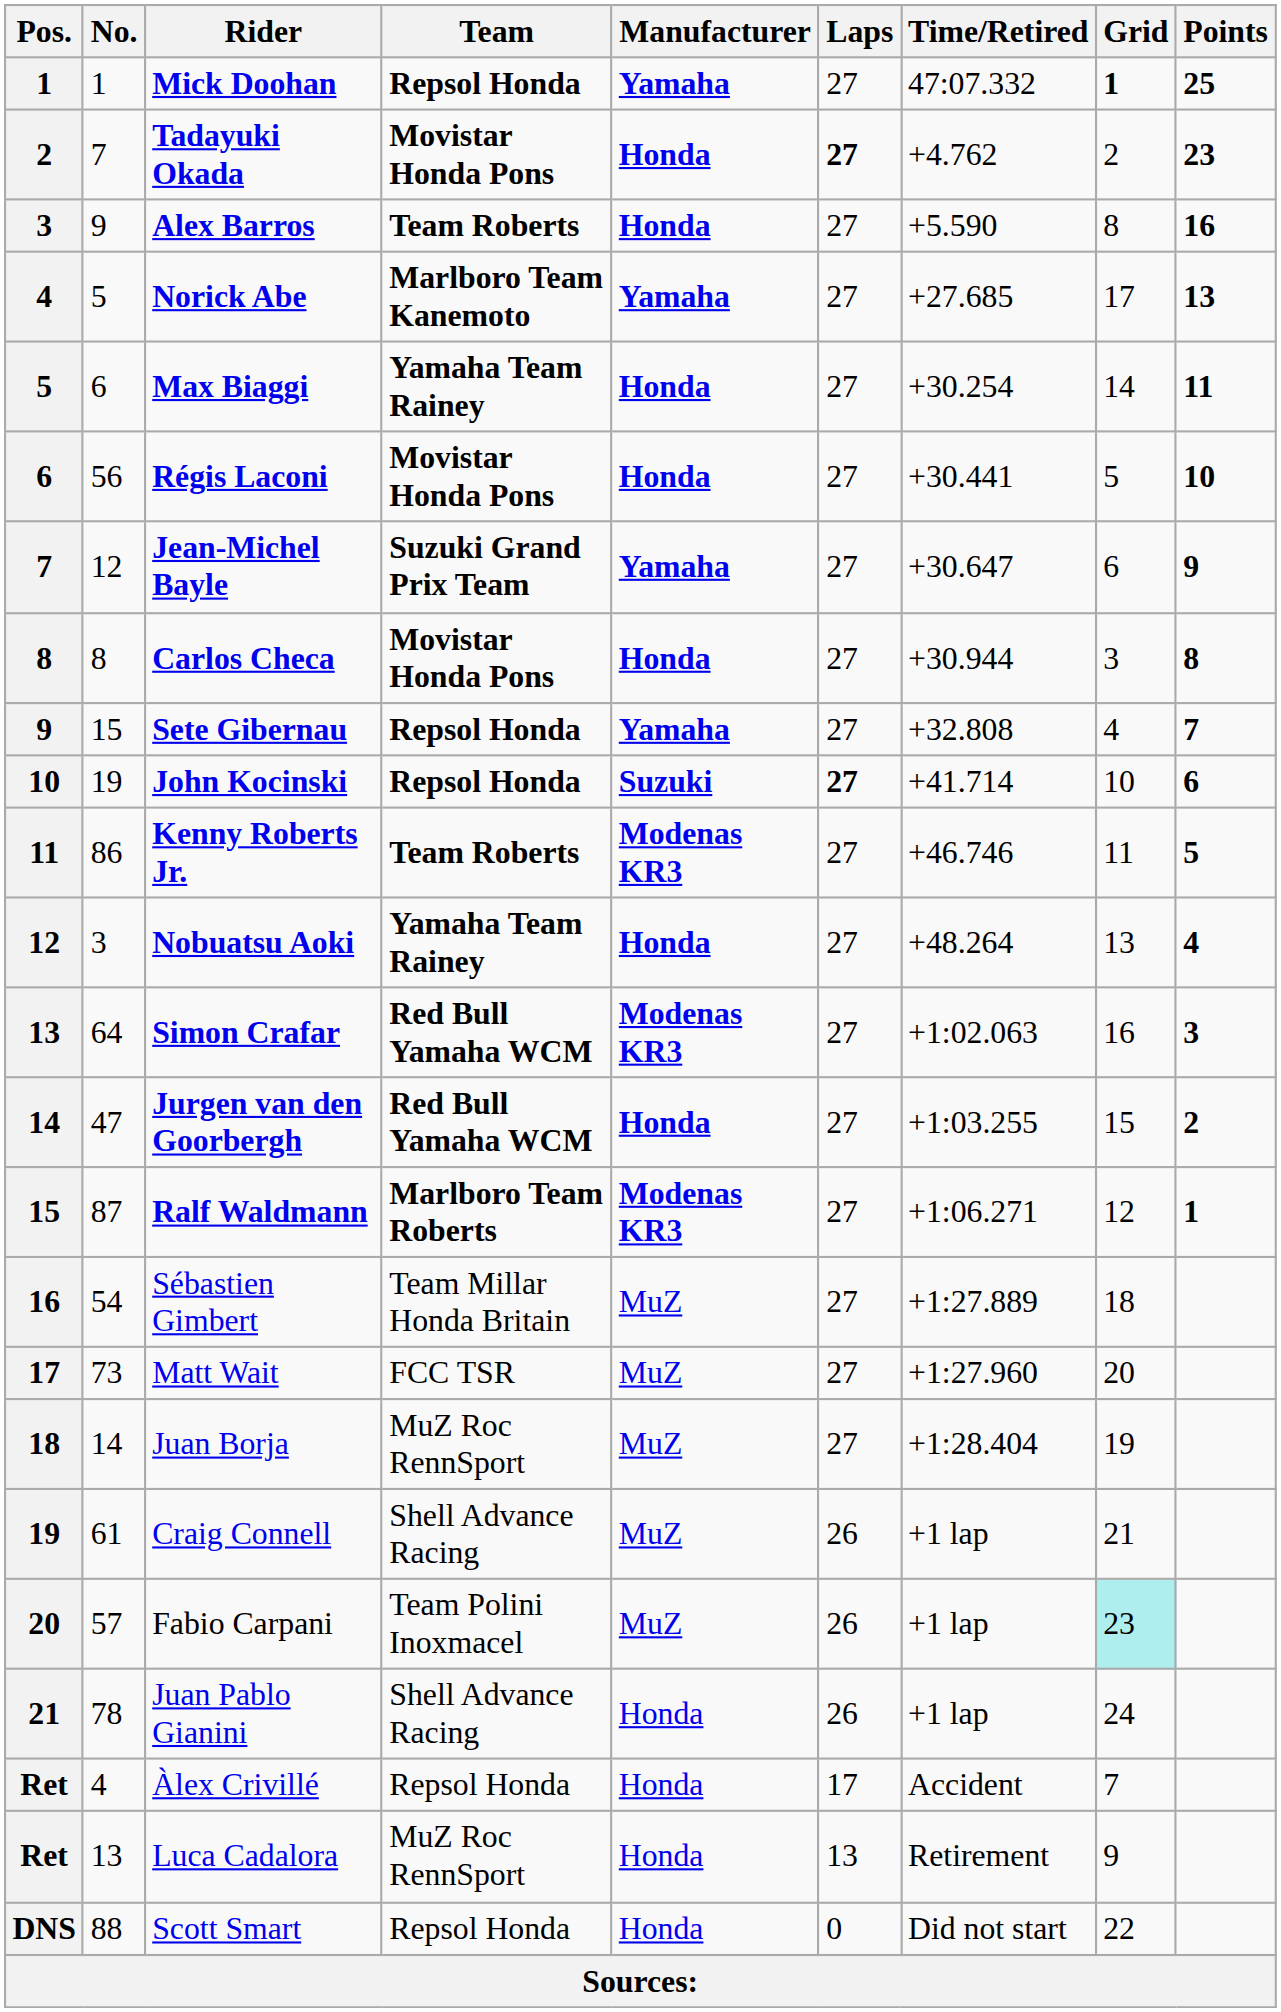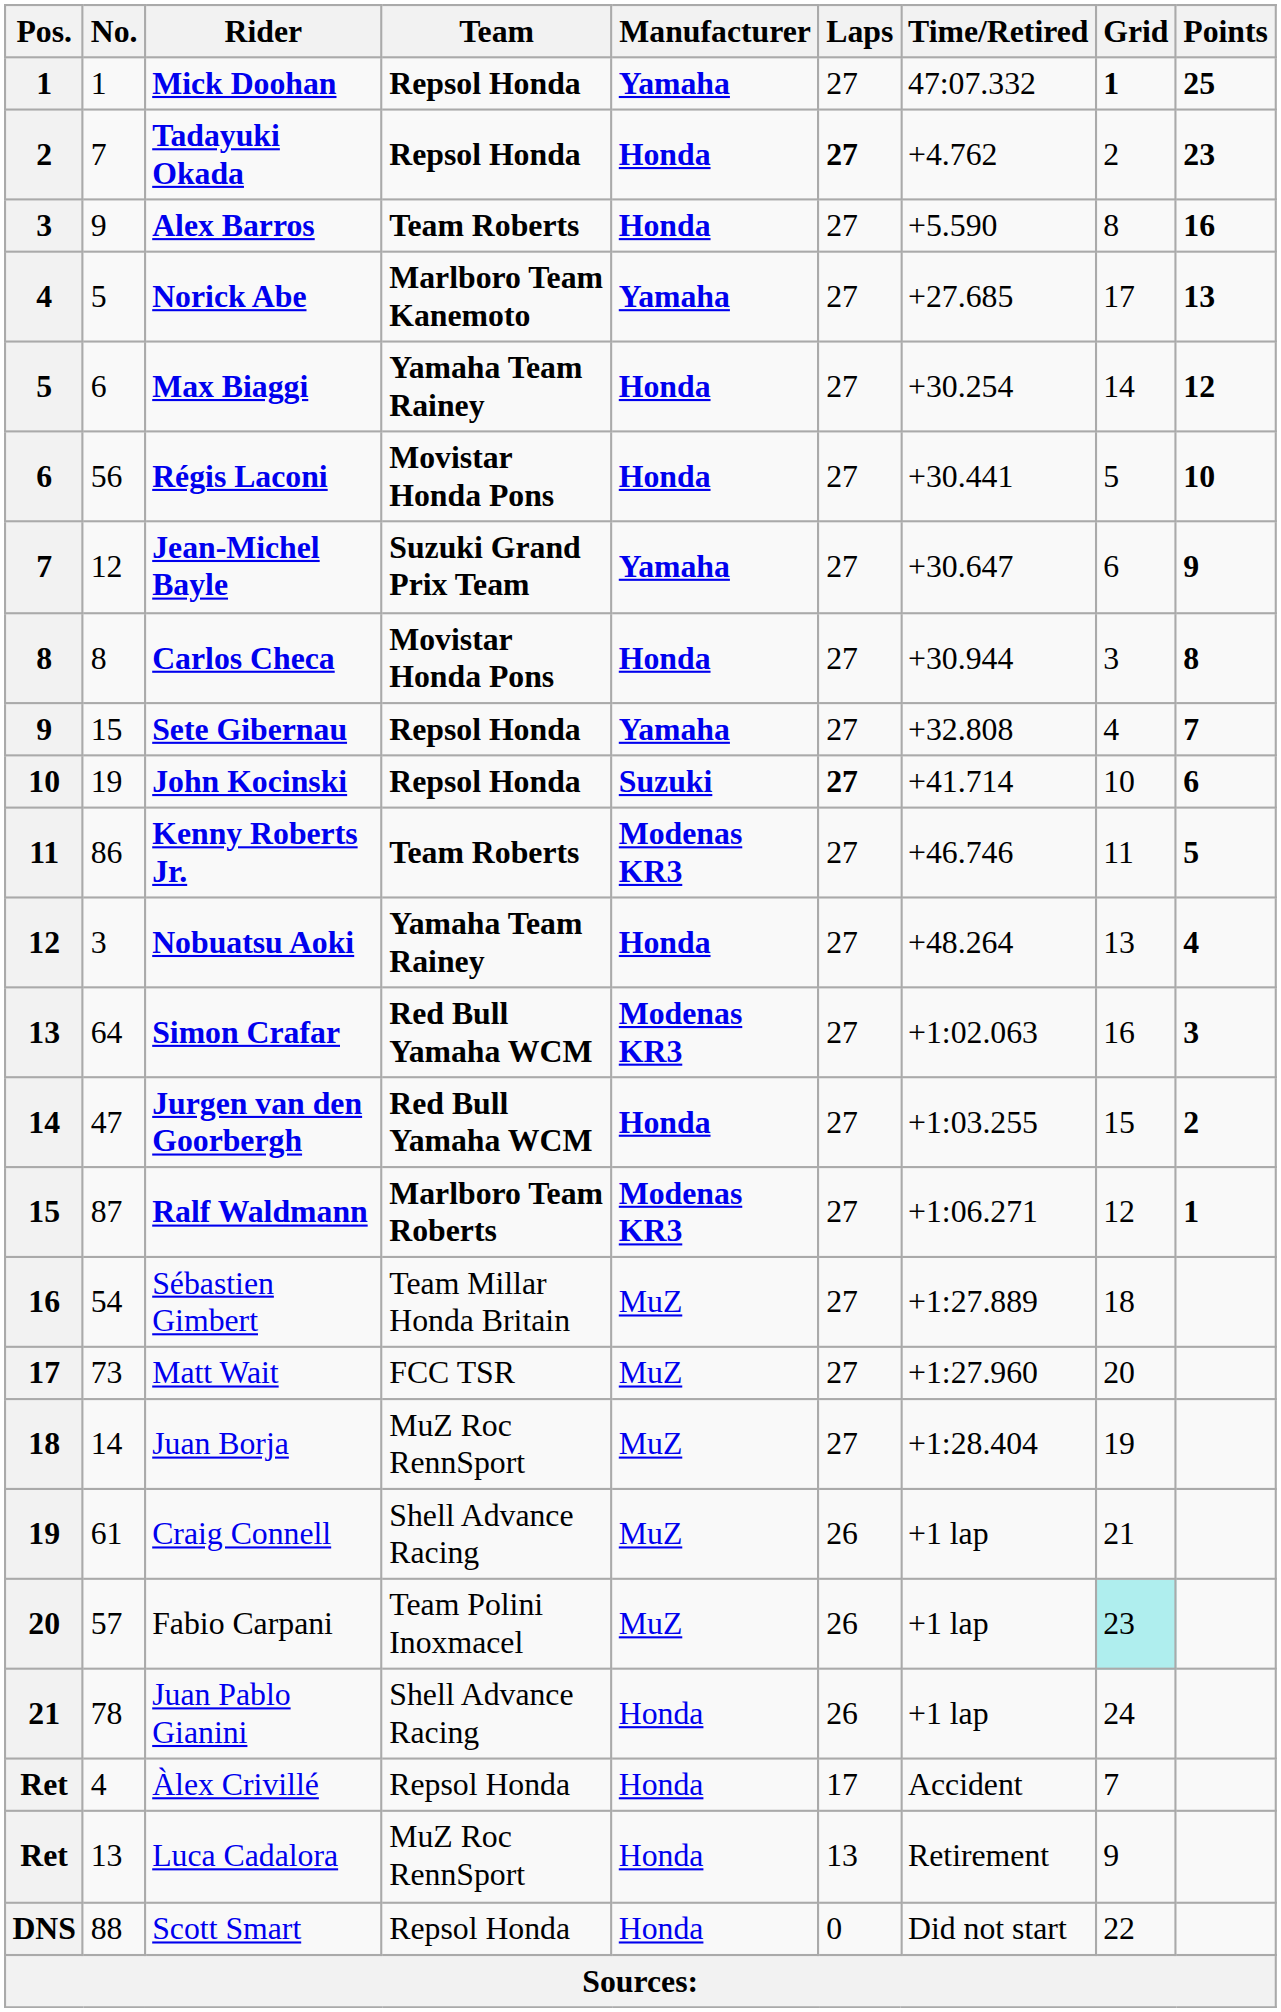(472, 154) Movistar Honda Pons -> (485, 154) Repsol Honda
(1198, 386) 11 -> (1199, 386) 12
